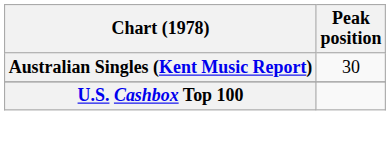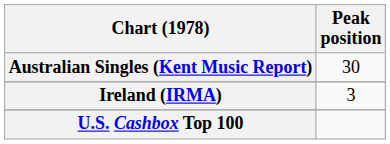+ row: (161, 95)
